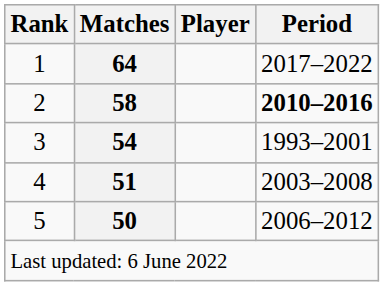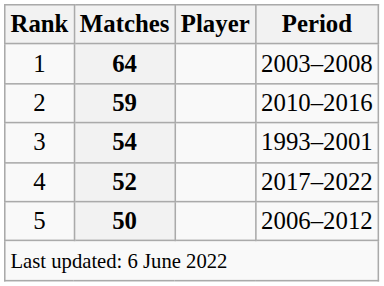(317, 63) 2017–2022 -> (317, 63) 2003–2008
(125, 102) 58 -> (125, 102) 59
(317, 102) bold -> (317, 102) normal
(125, 181) 51 -> (125, 181) 52
(317, 181) 2003–2008 -> (317, 181) 2017–2022
